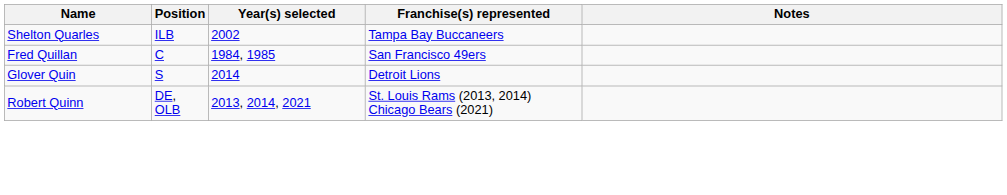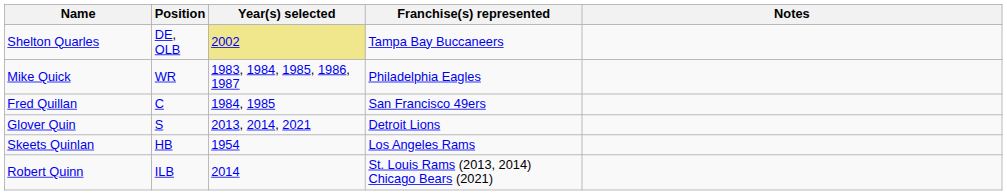(164, 34) ILB -> (168, 42) DE, OLB
(225, 34) no background -> (225, 42) khaki background
+ row: (39, 76)
(225, 75) 2014 -> (261, 124) 2013, 2014, 2021
+ row: (51, 144)
(168, 103) DE, OLB -> (164, 172) ILB
(261, 103) 2013, 2014, 2021 -> (225, 172) 2014
